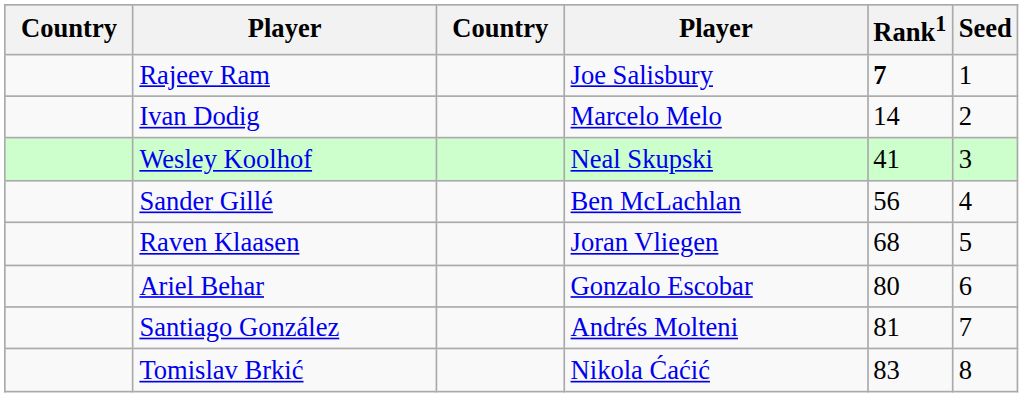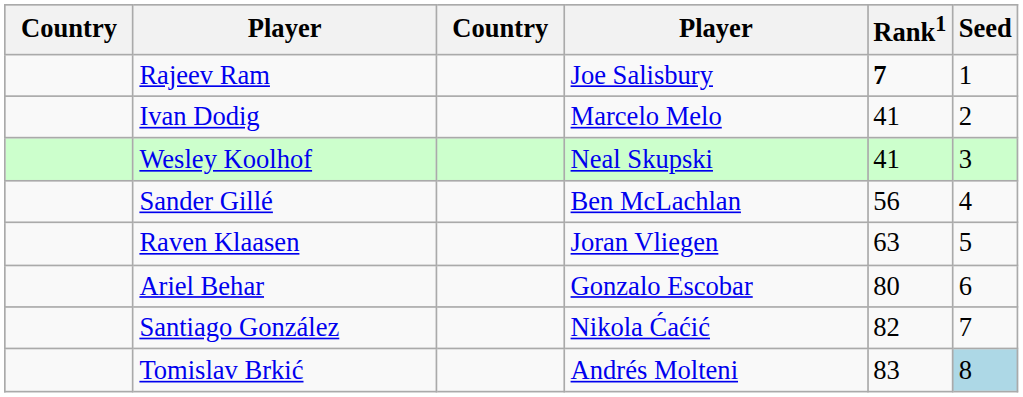(887, 116) 14 -> (887, 116) 41
(887, 243) 68 -> (887, 243) 63
(654, 327) Andrés Molteni -> (640, 327) Nikola Ćaćić
(887, 327) 81 -> (887, 327) 82
(640, 369) Nikola Ćaćić -> (654, 369) Andrés Molteni
(965, 369) no background -> (965, 369) lightblue background
